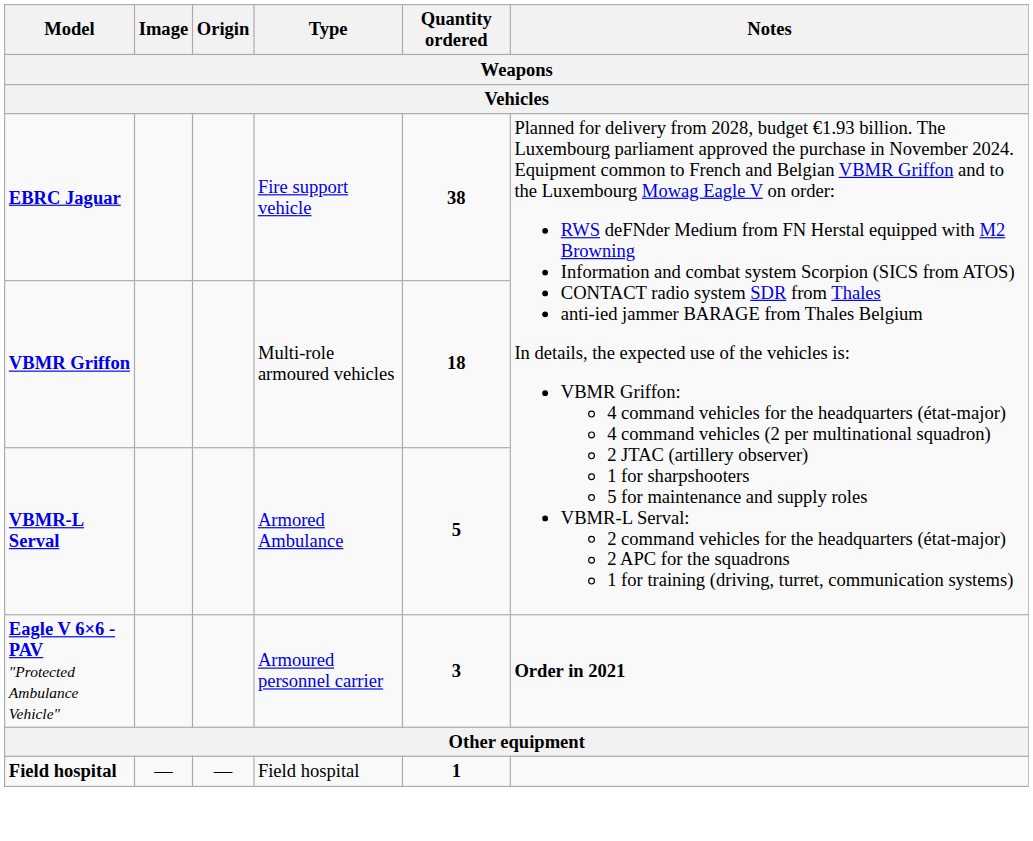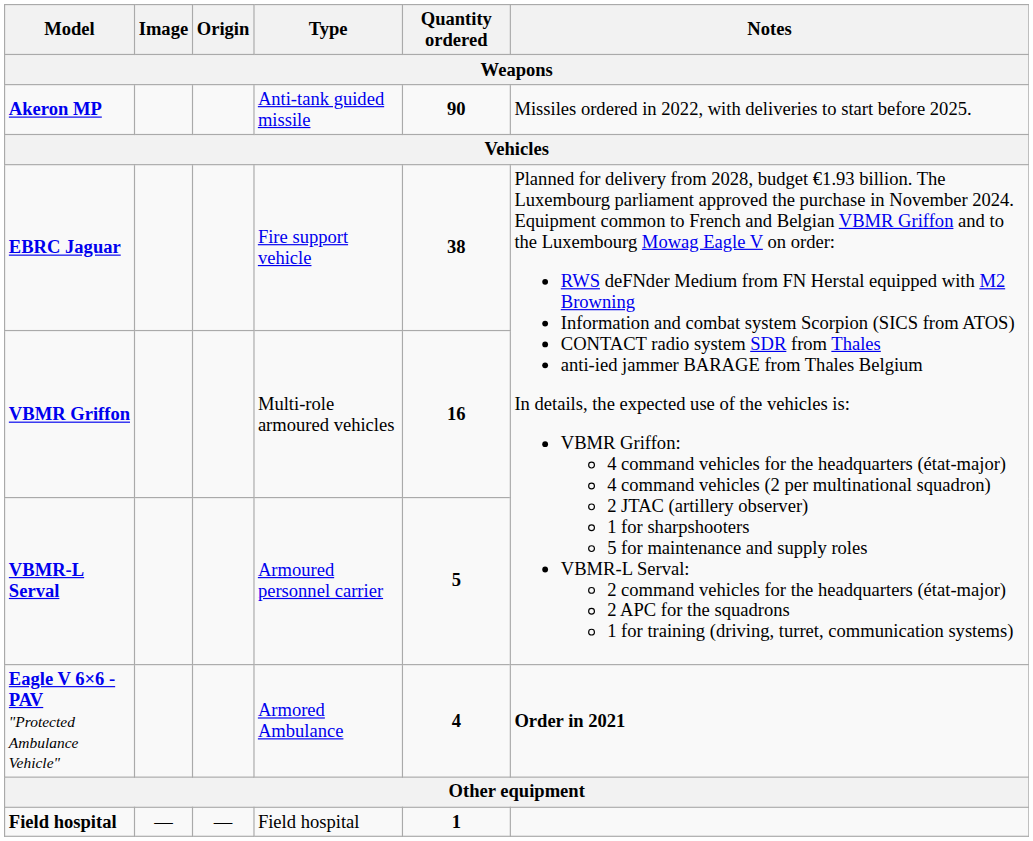+ row: (55, 109)
(456, 363) 18 -> (456, 414) 16
(301, 530) Armored Ambulance -> (320, 580) Armoured personnel carrier
(320, 670) Armoured personnel carrier -> (301, 720) Armored Ambulance
(456, 670) 3 -> (456, 720) 4
